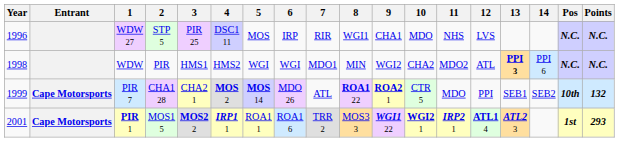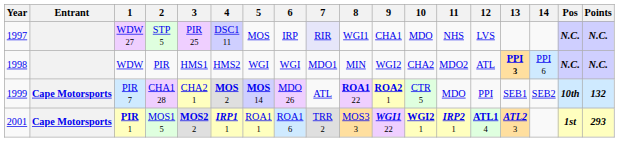(17, 36) 1996 -> (17, 36) 1997
(323, 36) no background -> (323, 36) lavender background
